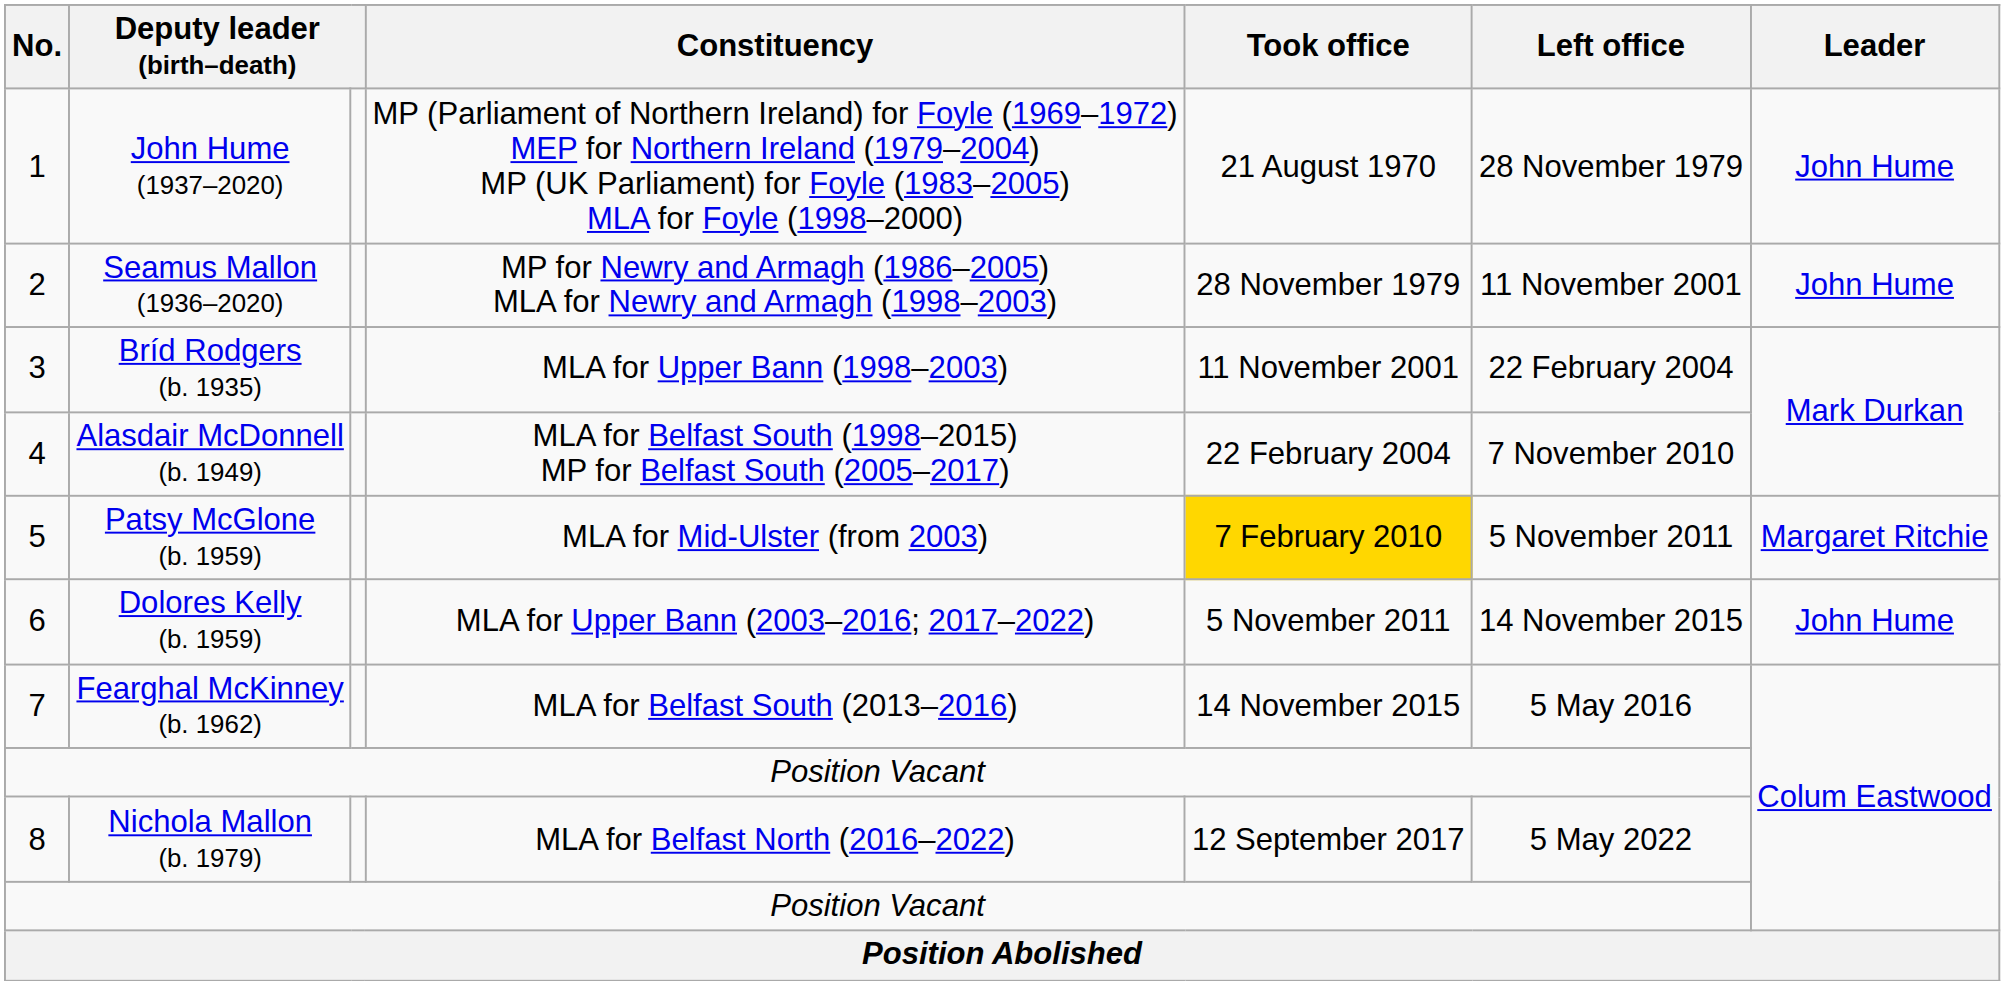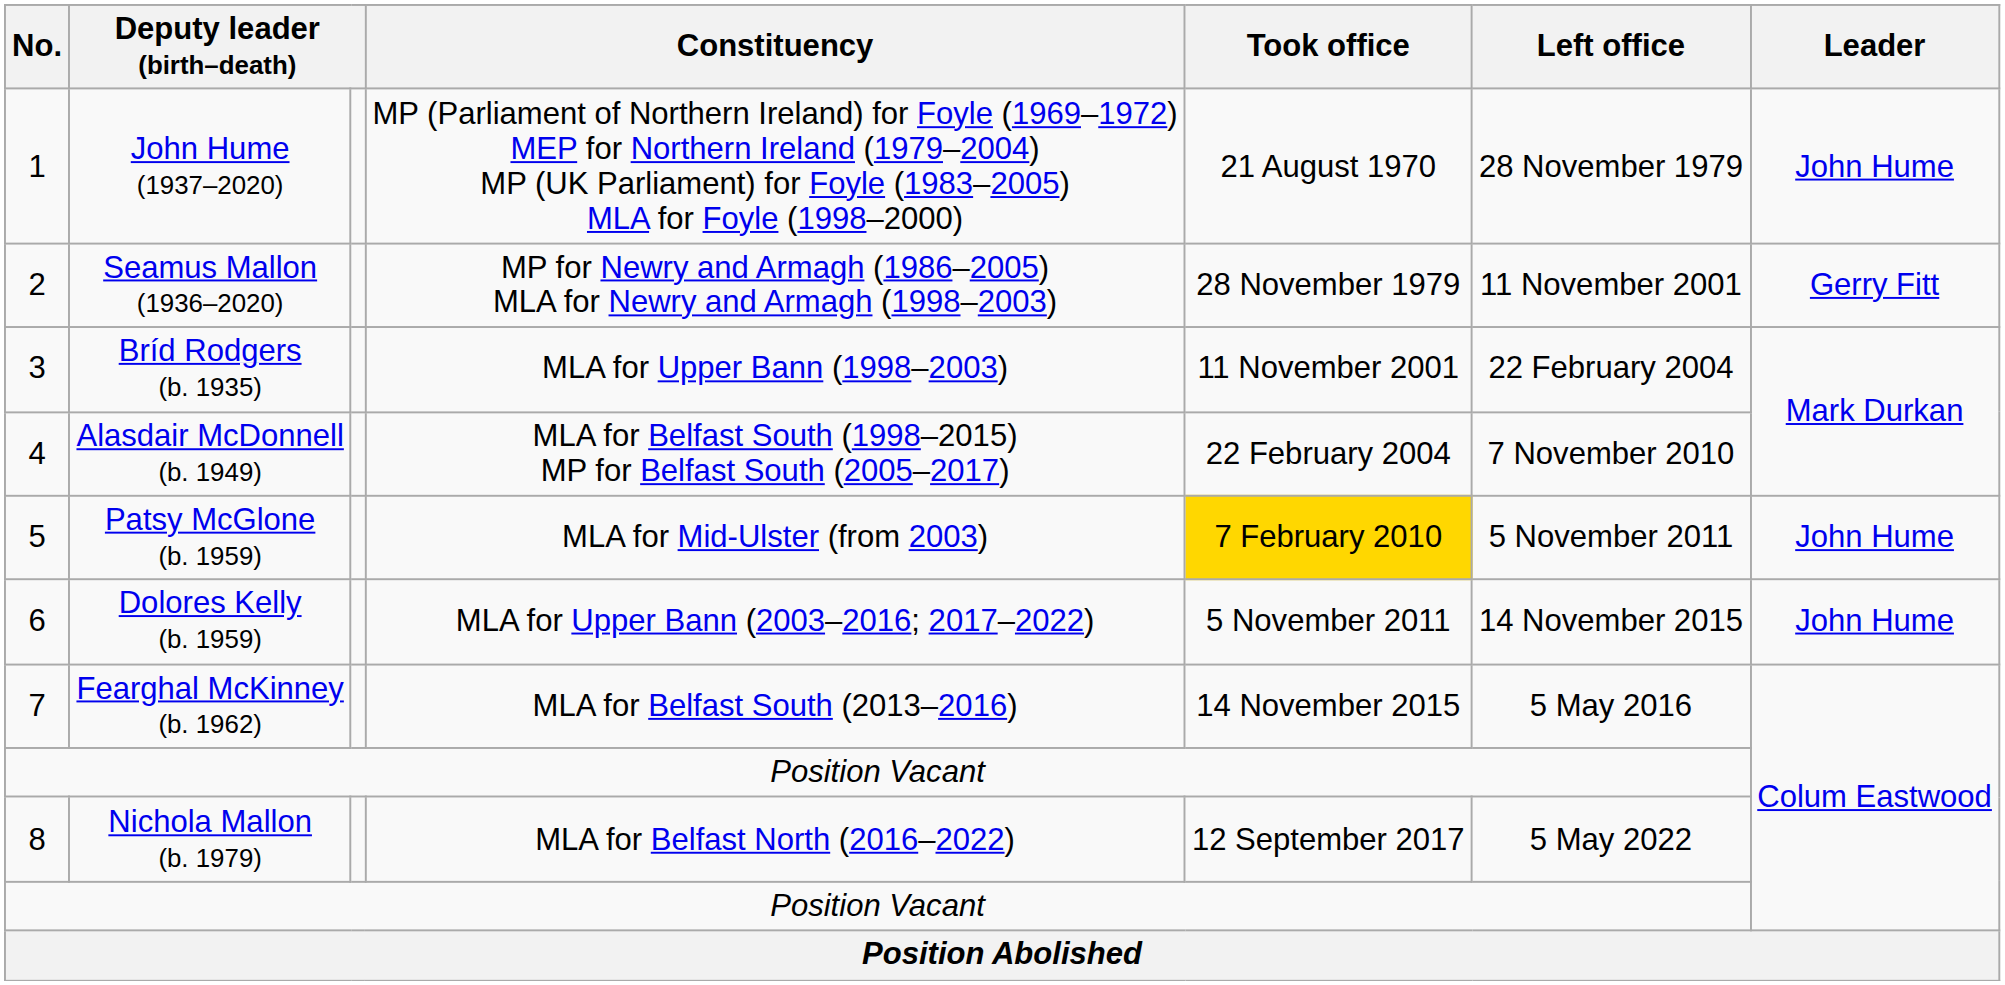(1875, 284) John Hume -> (1875, 284) Gerry Fitt
(1875, 537) Margaret Ritchie -> (1875, 537) John Hume
